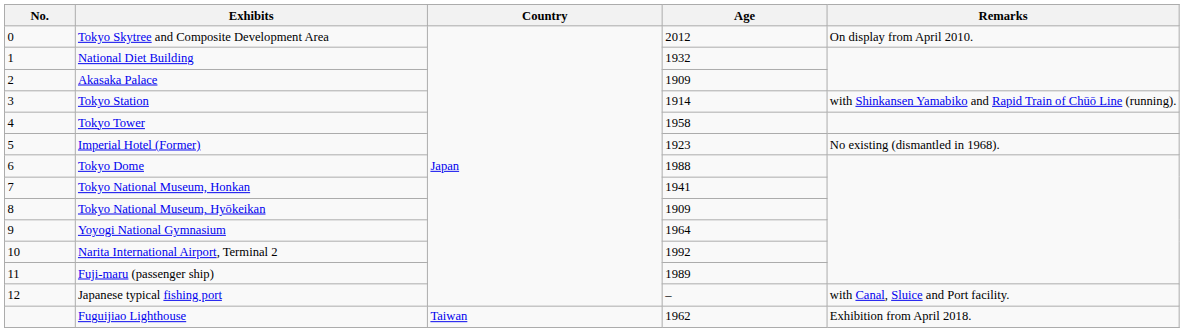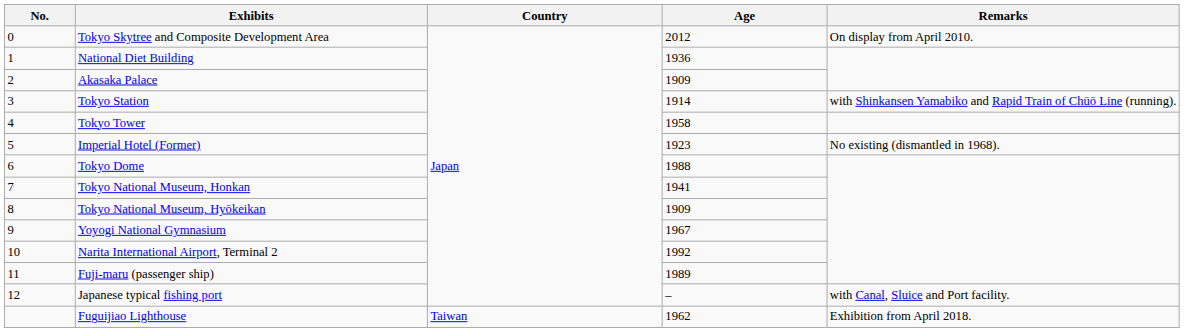(678, 58) 1932 -> (678, 58) 1936
(678, 230) 1964 -> (678, 230) 1967
